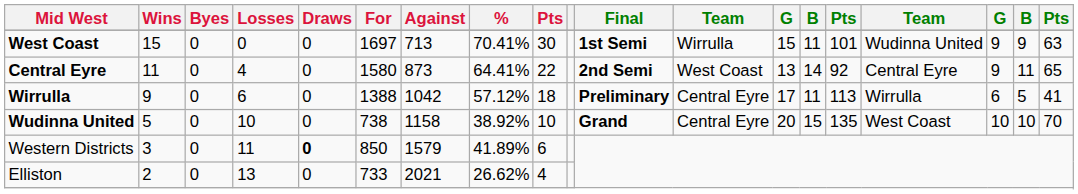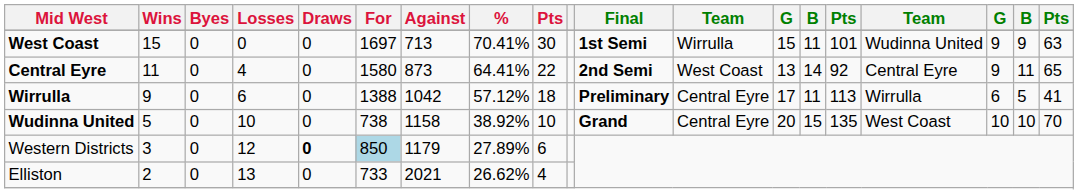(246, 148) 11 -> (246, 148) 12
(374, 148) no background -> (374, 148) lightblue background
(423, 148) 1579 -> (422, 148) 1179
(501, 148) 41.89% -> (501, 148) 27.89%
